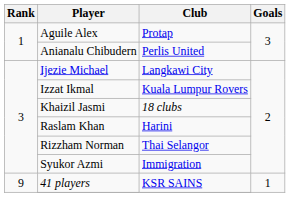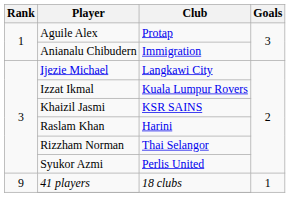(173, 51) Perlis United -> (172, 51) Immigration
(162, 107) 18 clubs -> (172, 107) KSR SAINS
(172, 164) Immigration -> (173, 164) Perlis United
(172, 182) KSR SAINS -> (162, 182) 18 clubs
